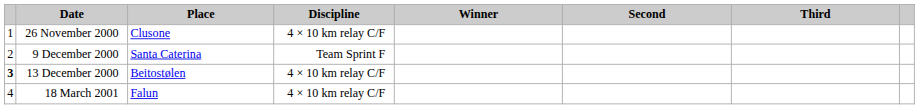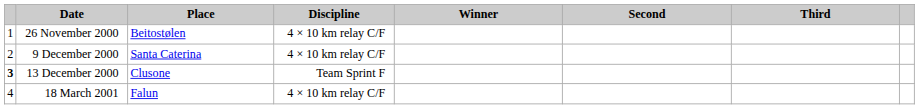(150, 33) Clusone -> (158, 33) Beitostølen
(354, 53) Team Sprint F -> (339, 53) 4 × 10 km relay C/F
(158, 73) Beitostølen -> (150, 73) Clusone
(339, 73) 4 × 10 km relay C/F -> (354, 73) Team Sprint F
